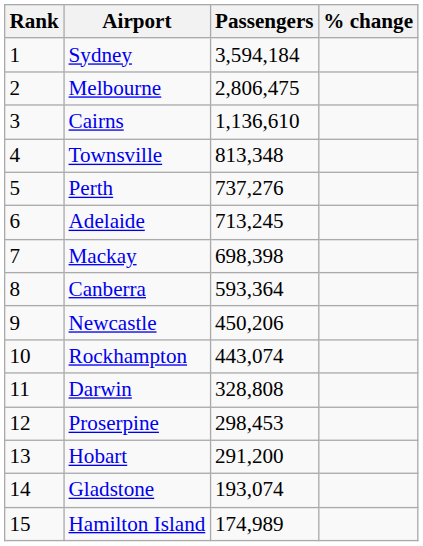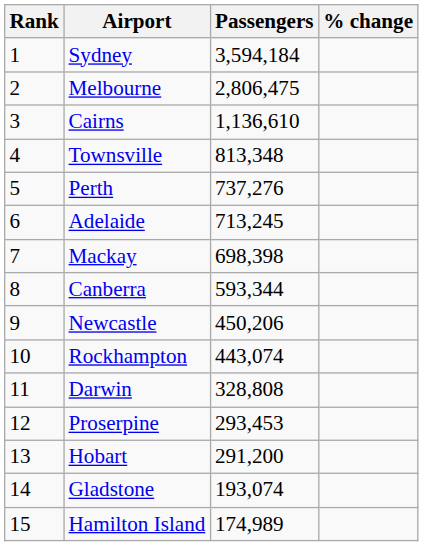(249, 289) 593,364 -> (249, 289) 593,344
(249, 423) 298,453 -> (249, 423) 293,453
